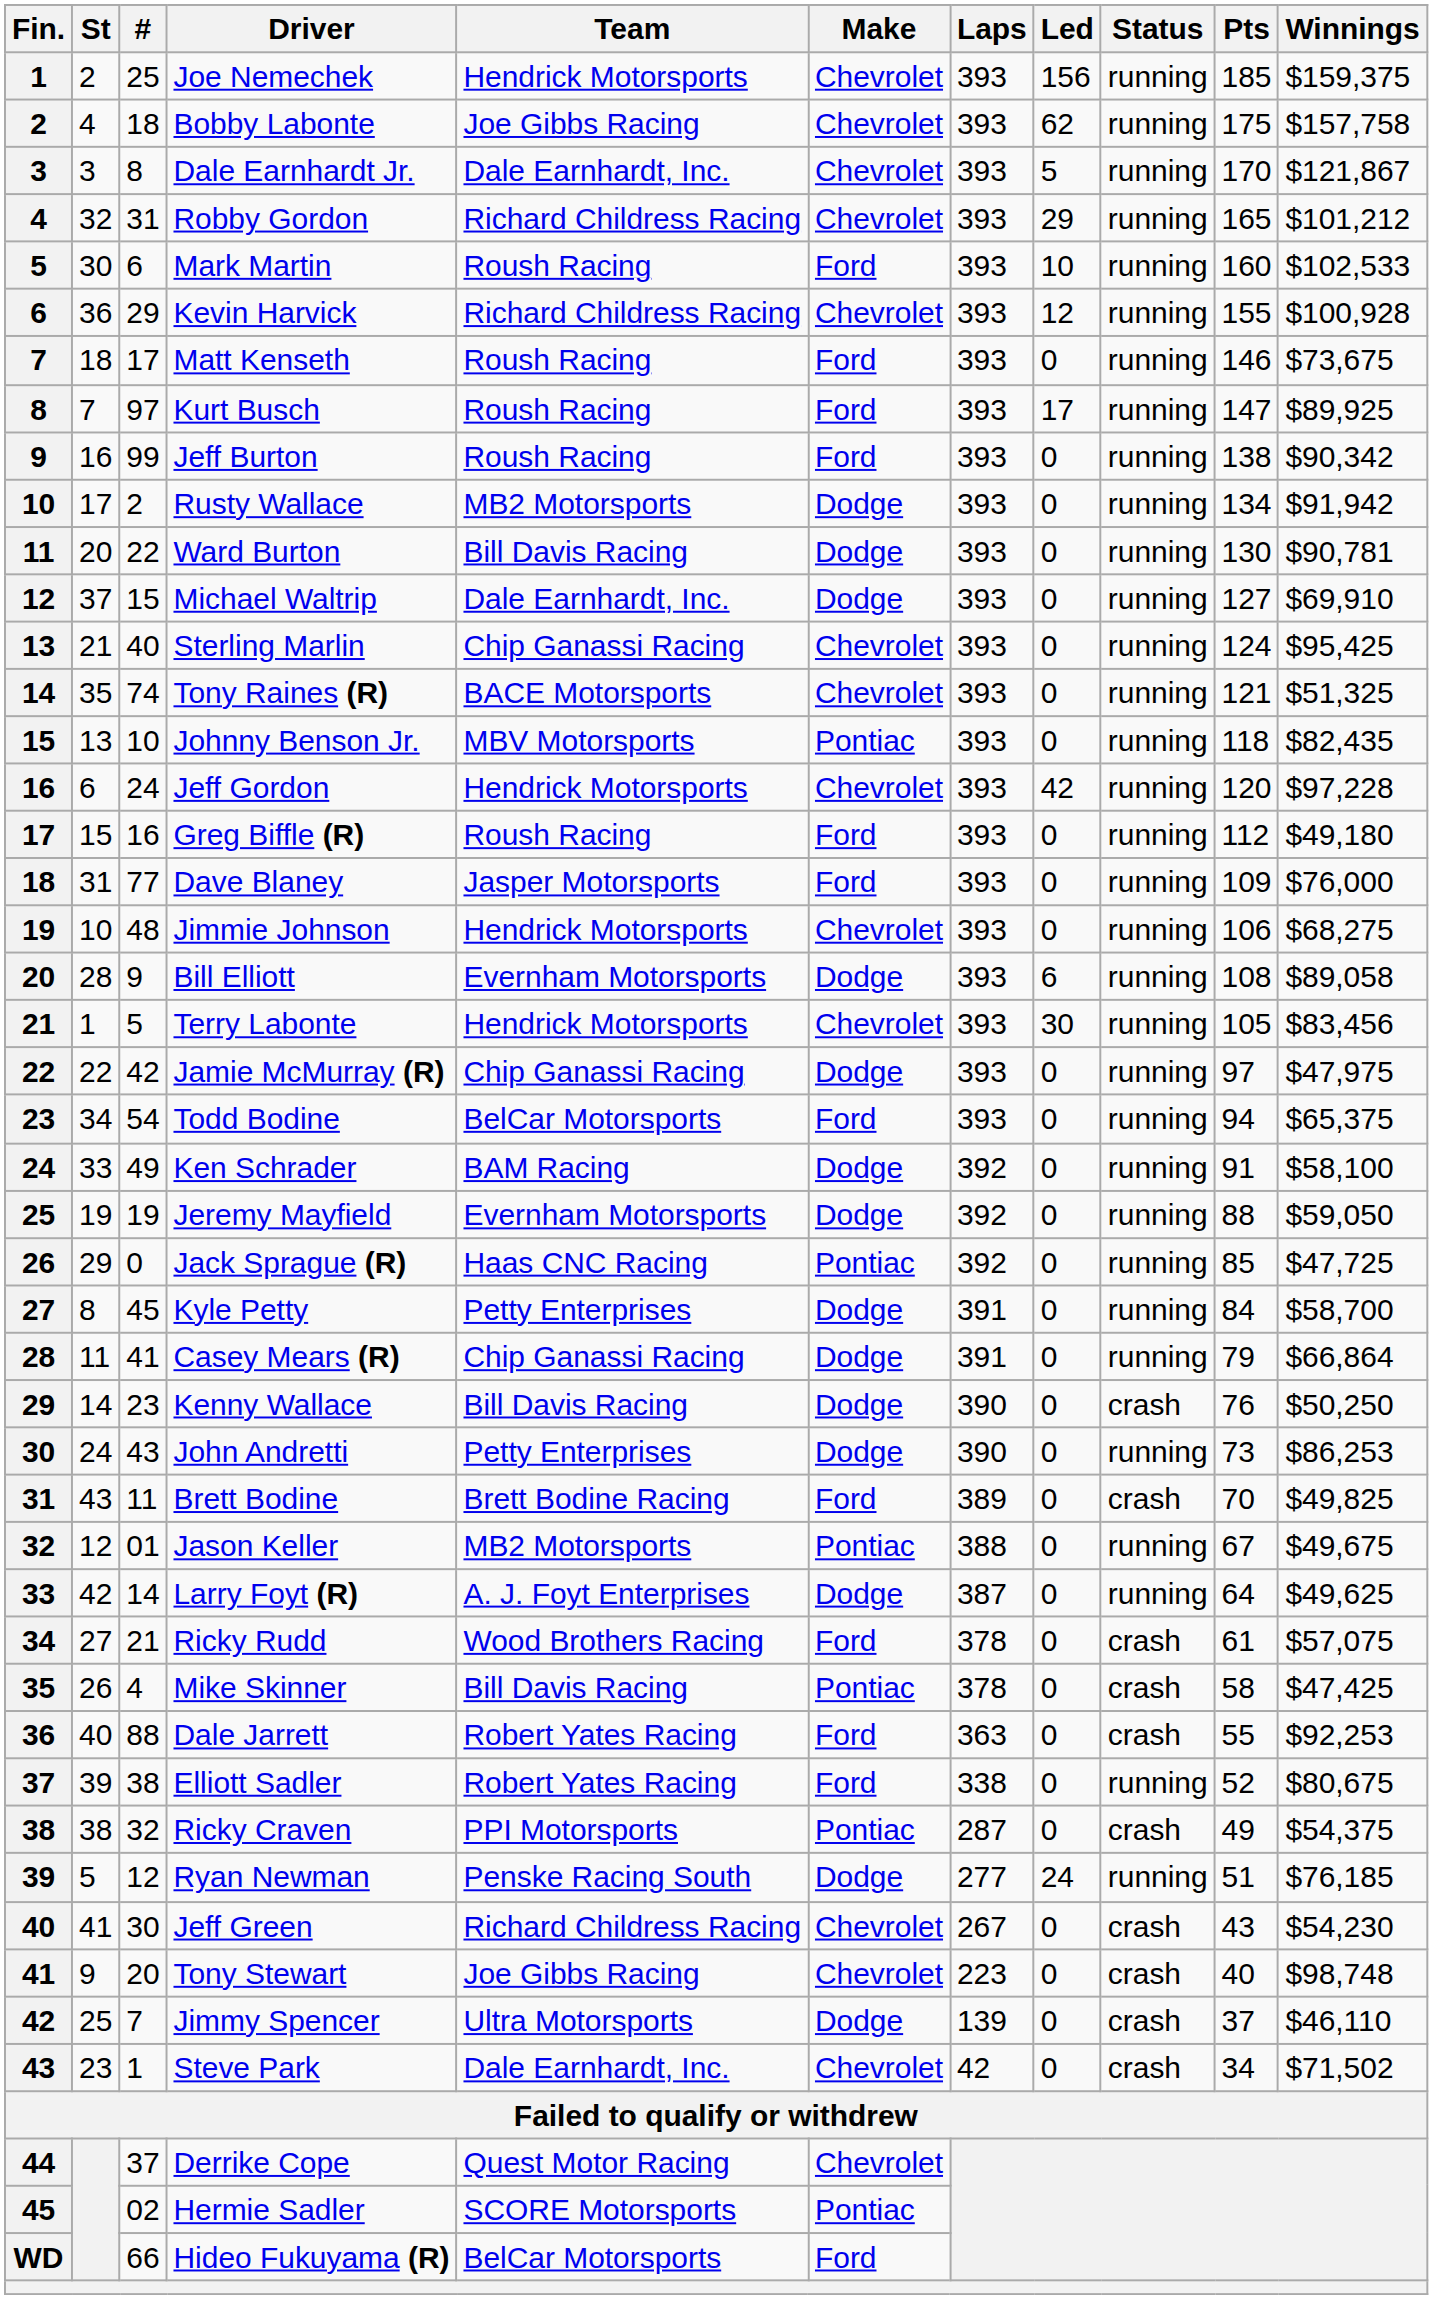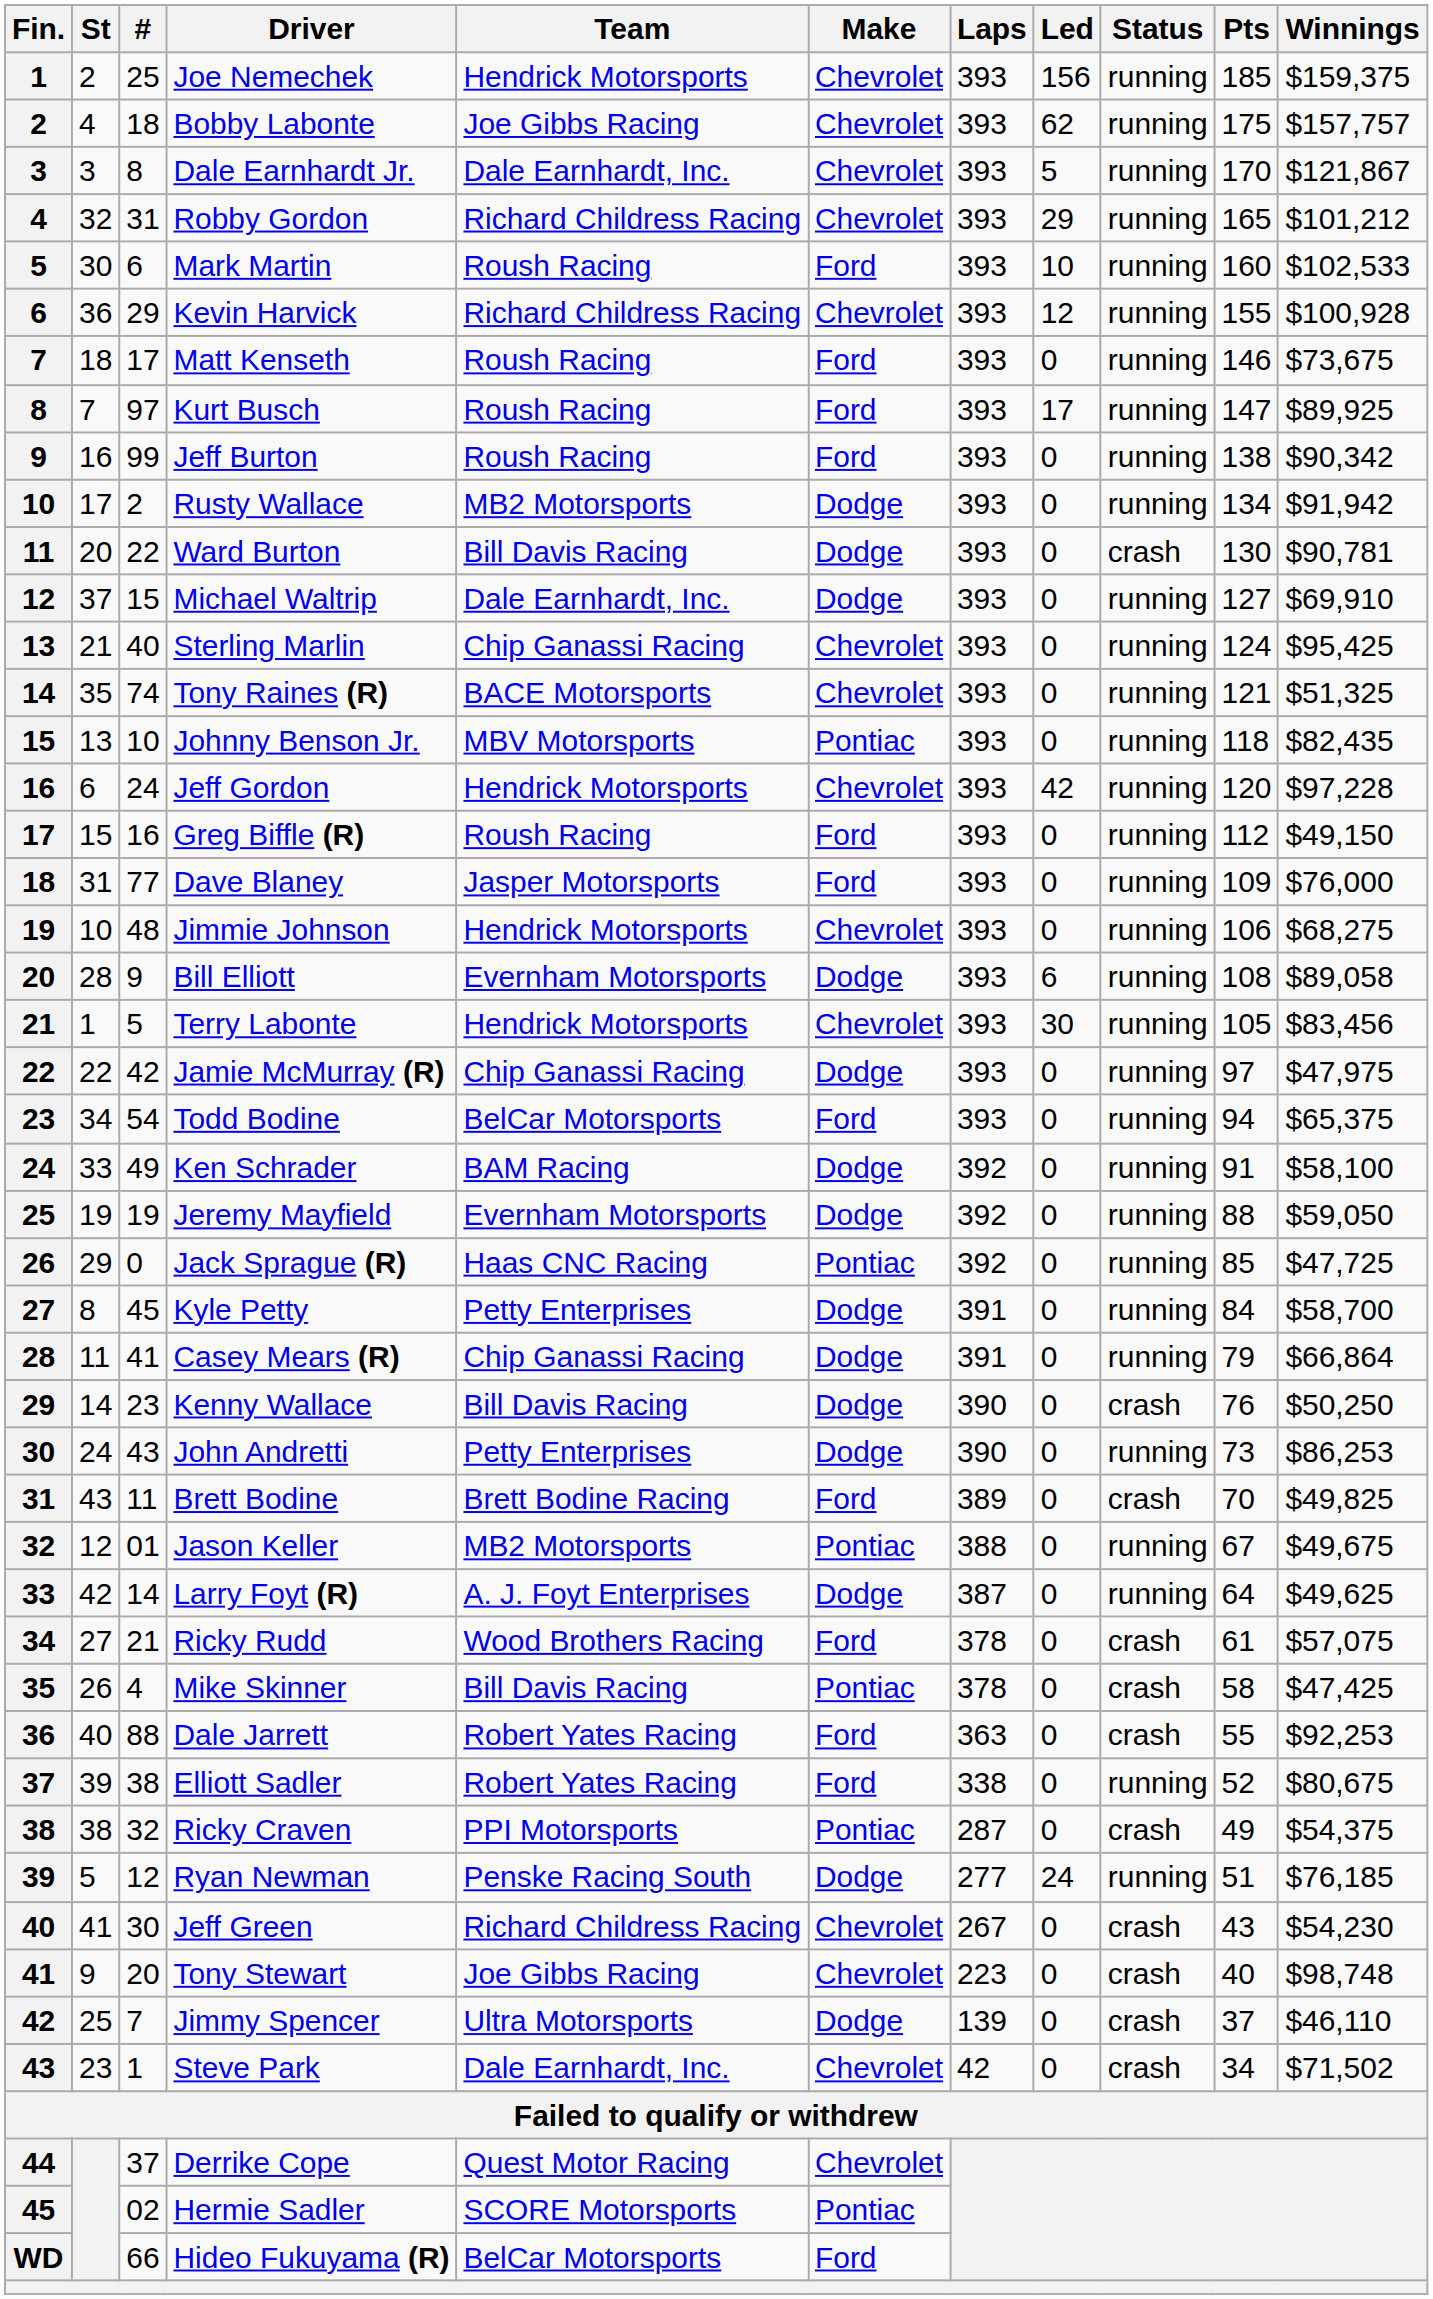(1348, 124) $157,758 -> (1348, 124) $157,757
(1158, 550) running -> (1144, 550) crash
(1339, 835) $49,180 -> (1339, 835) $49,150
